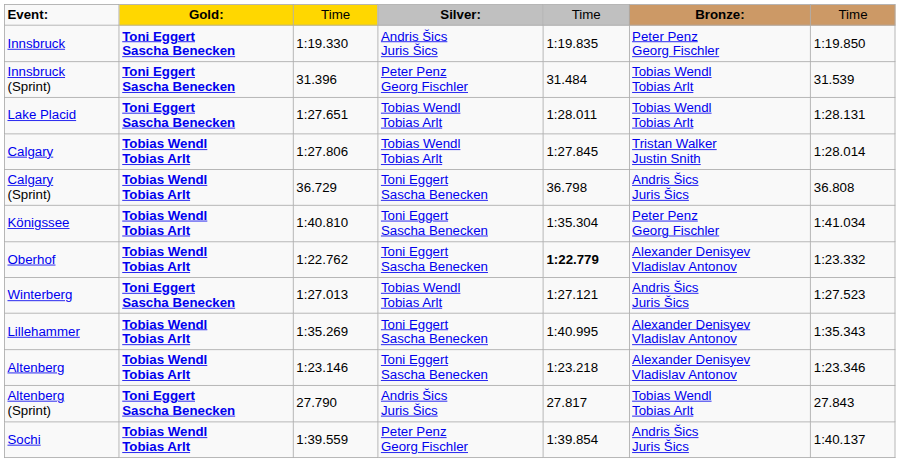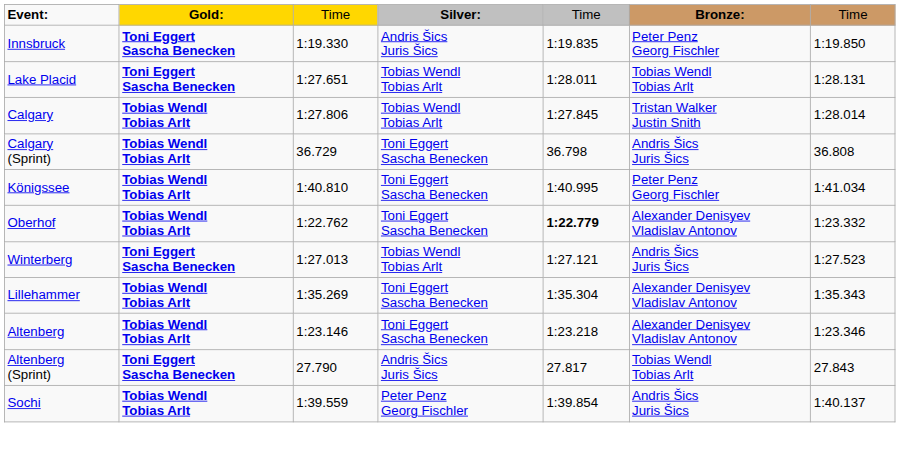- row: (36, 79)
(572, 223) 1:35.304 -> (572, 187) 1:40.995
(572, 331) 1:40.995 -> (572, 295) 1:35.304
